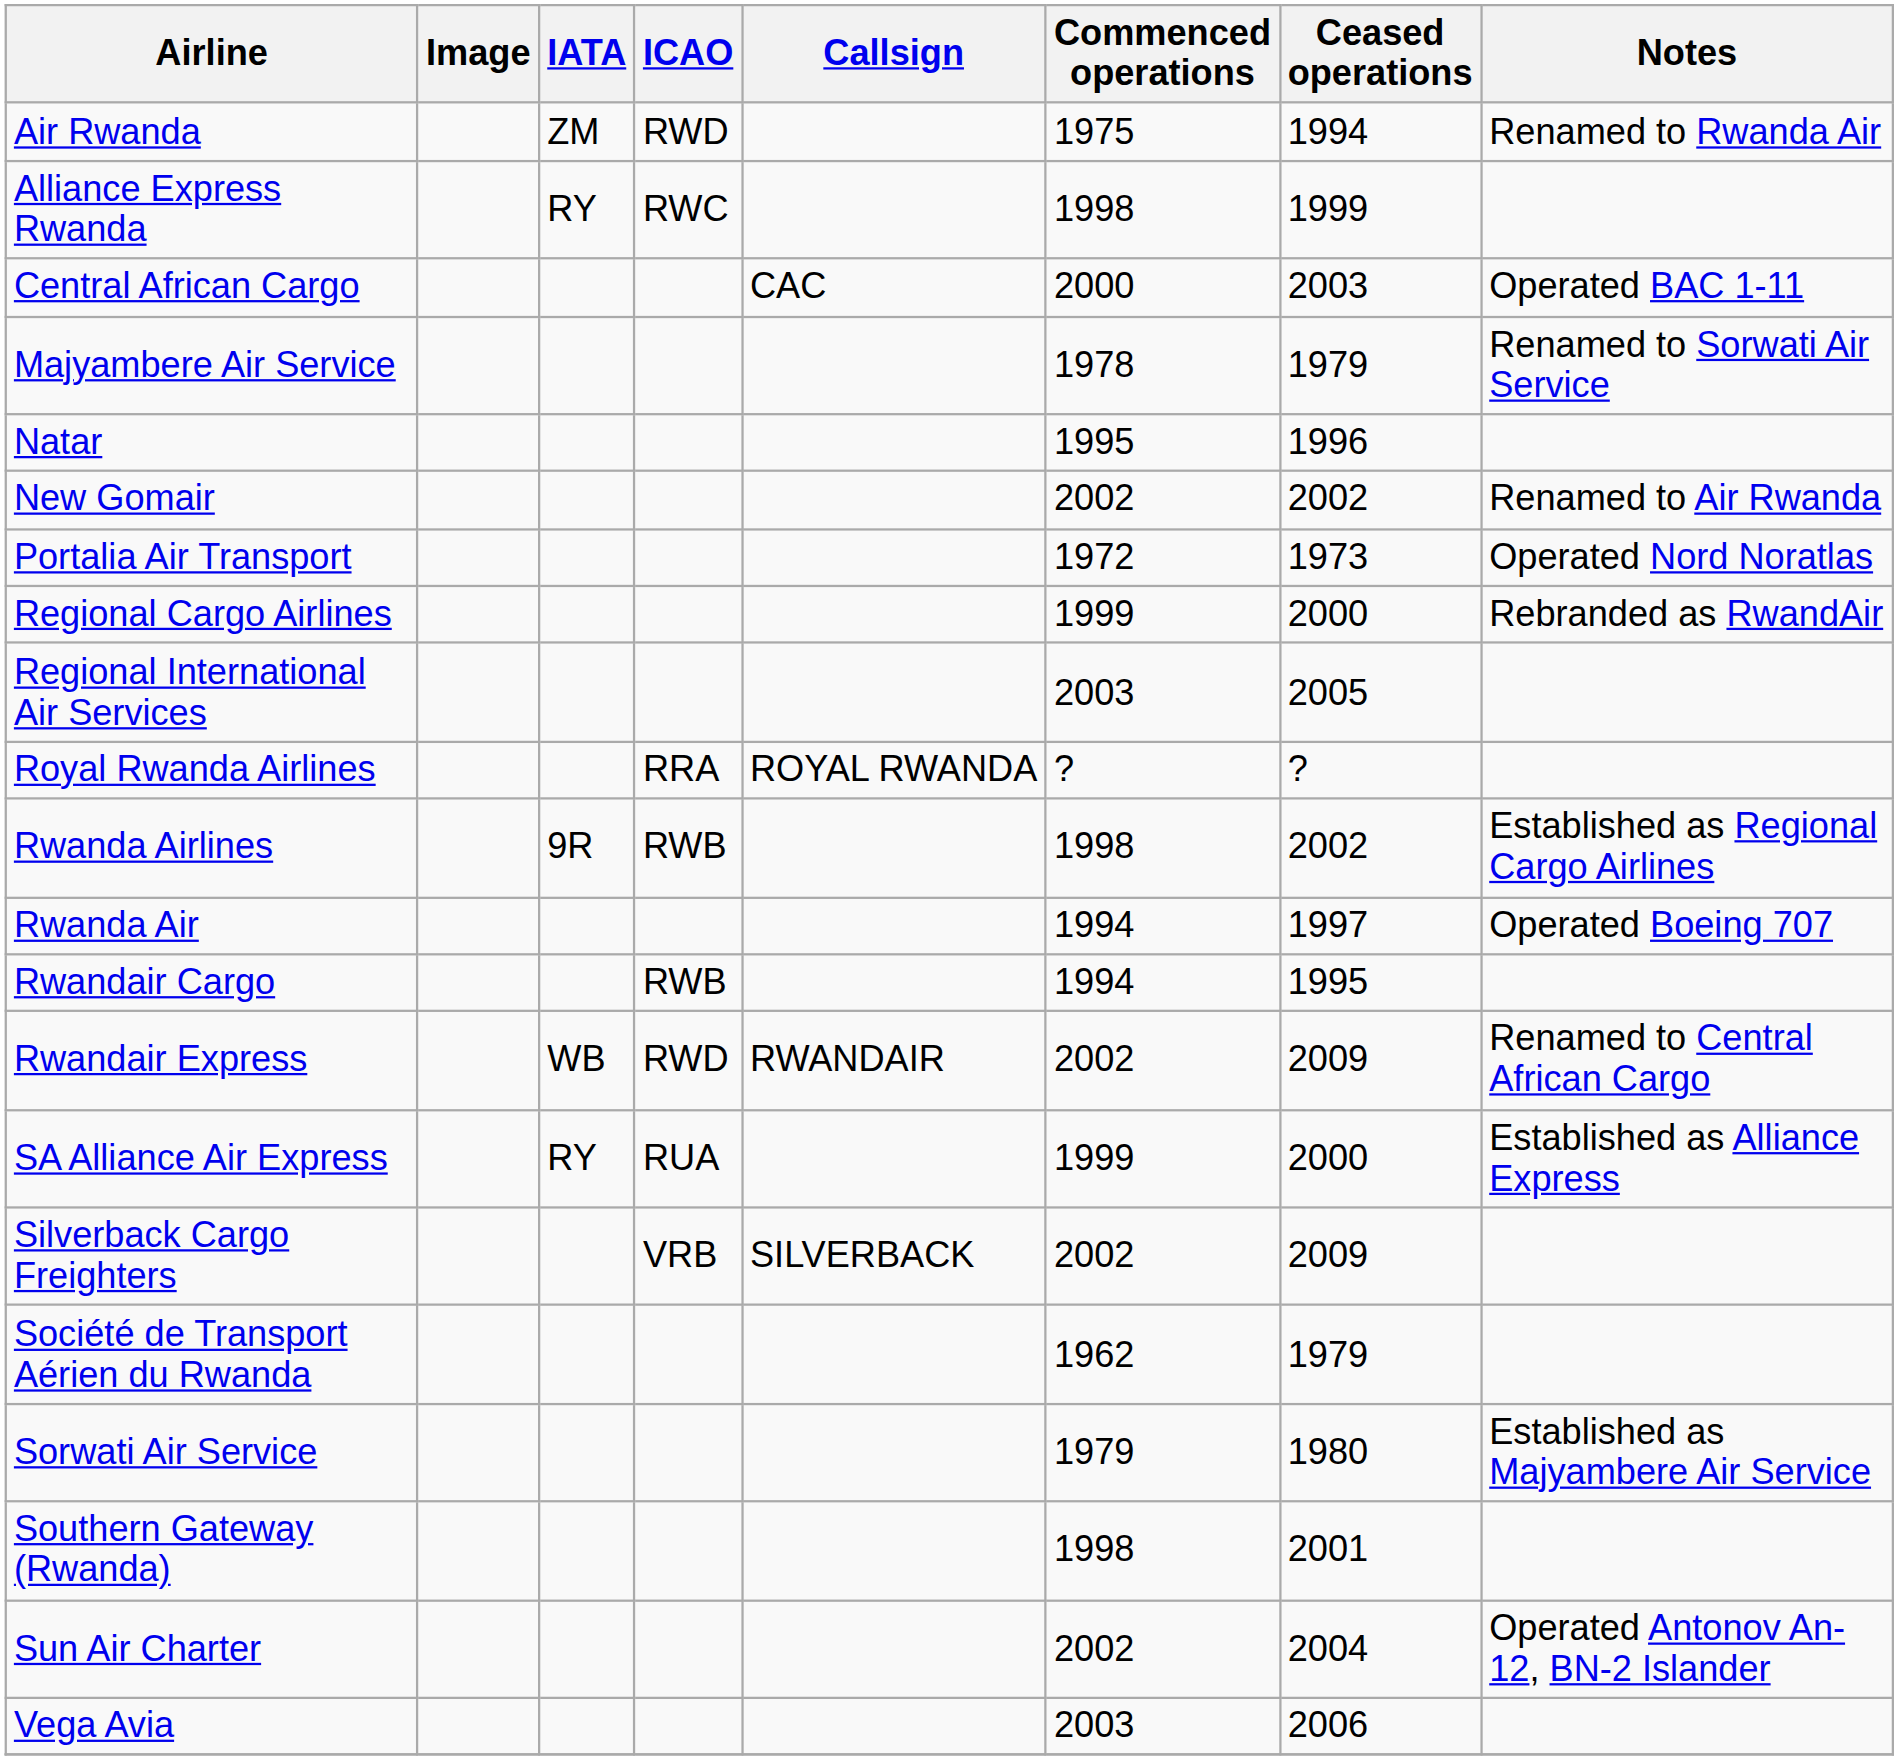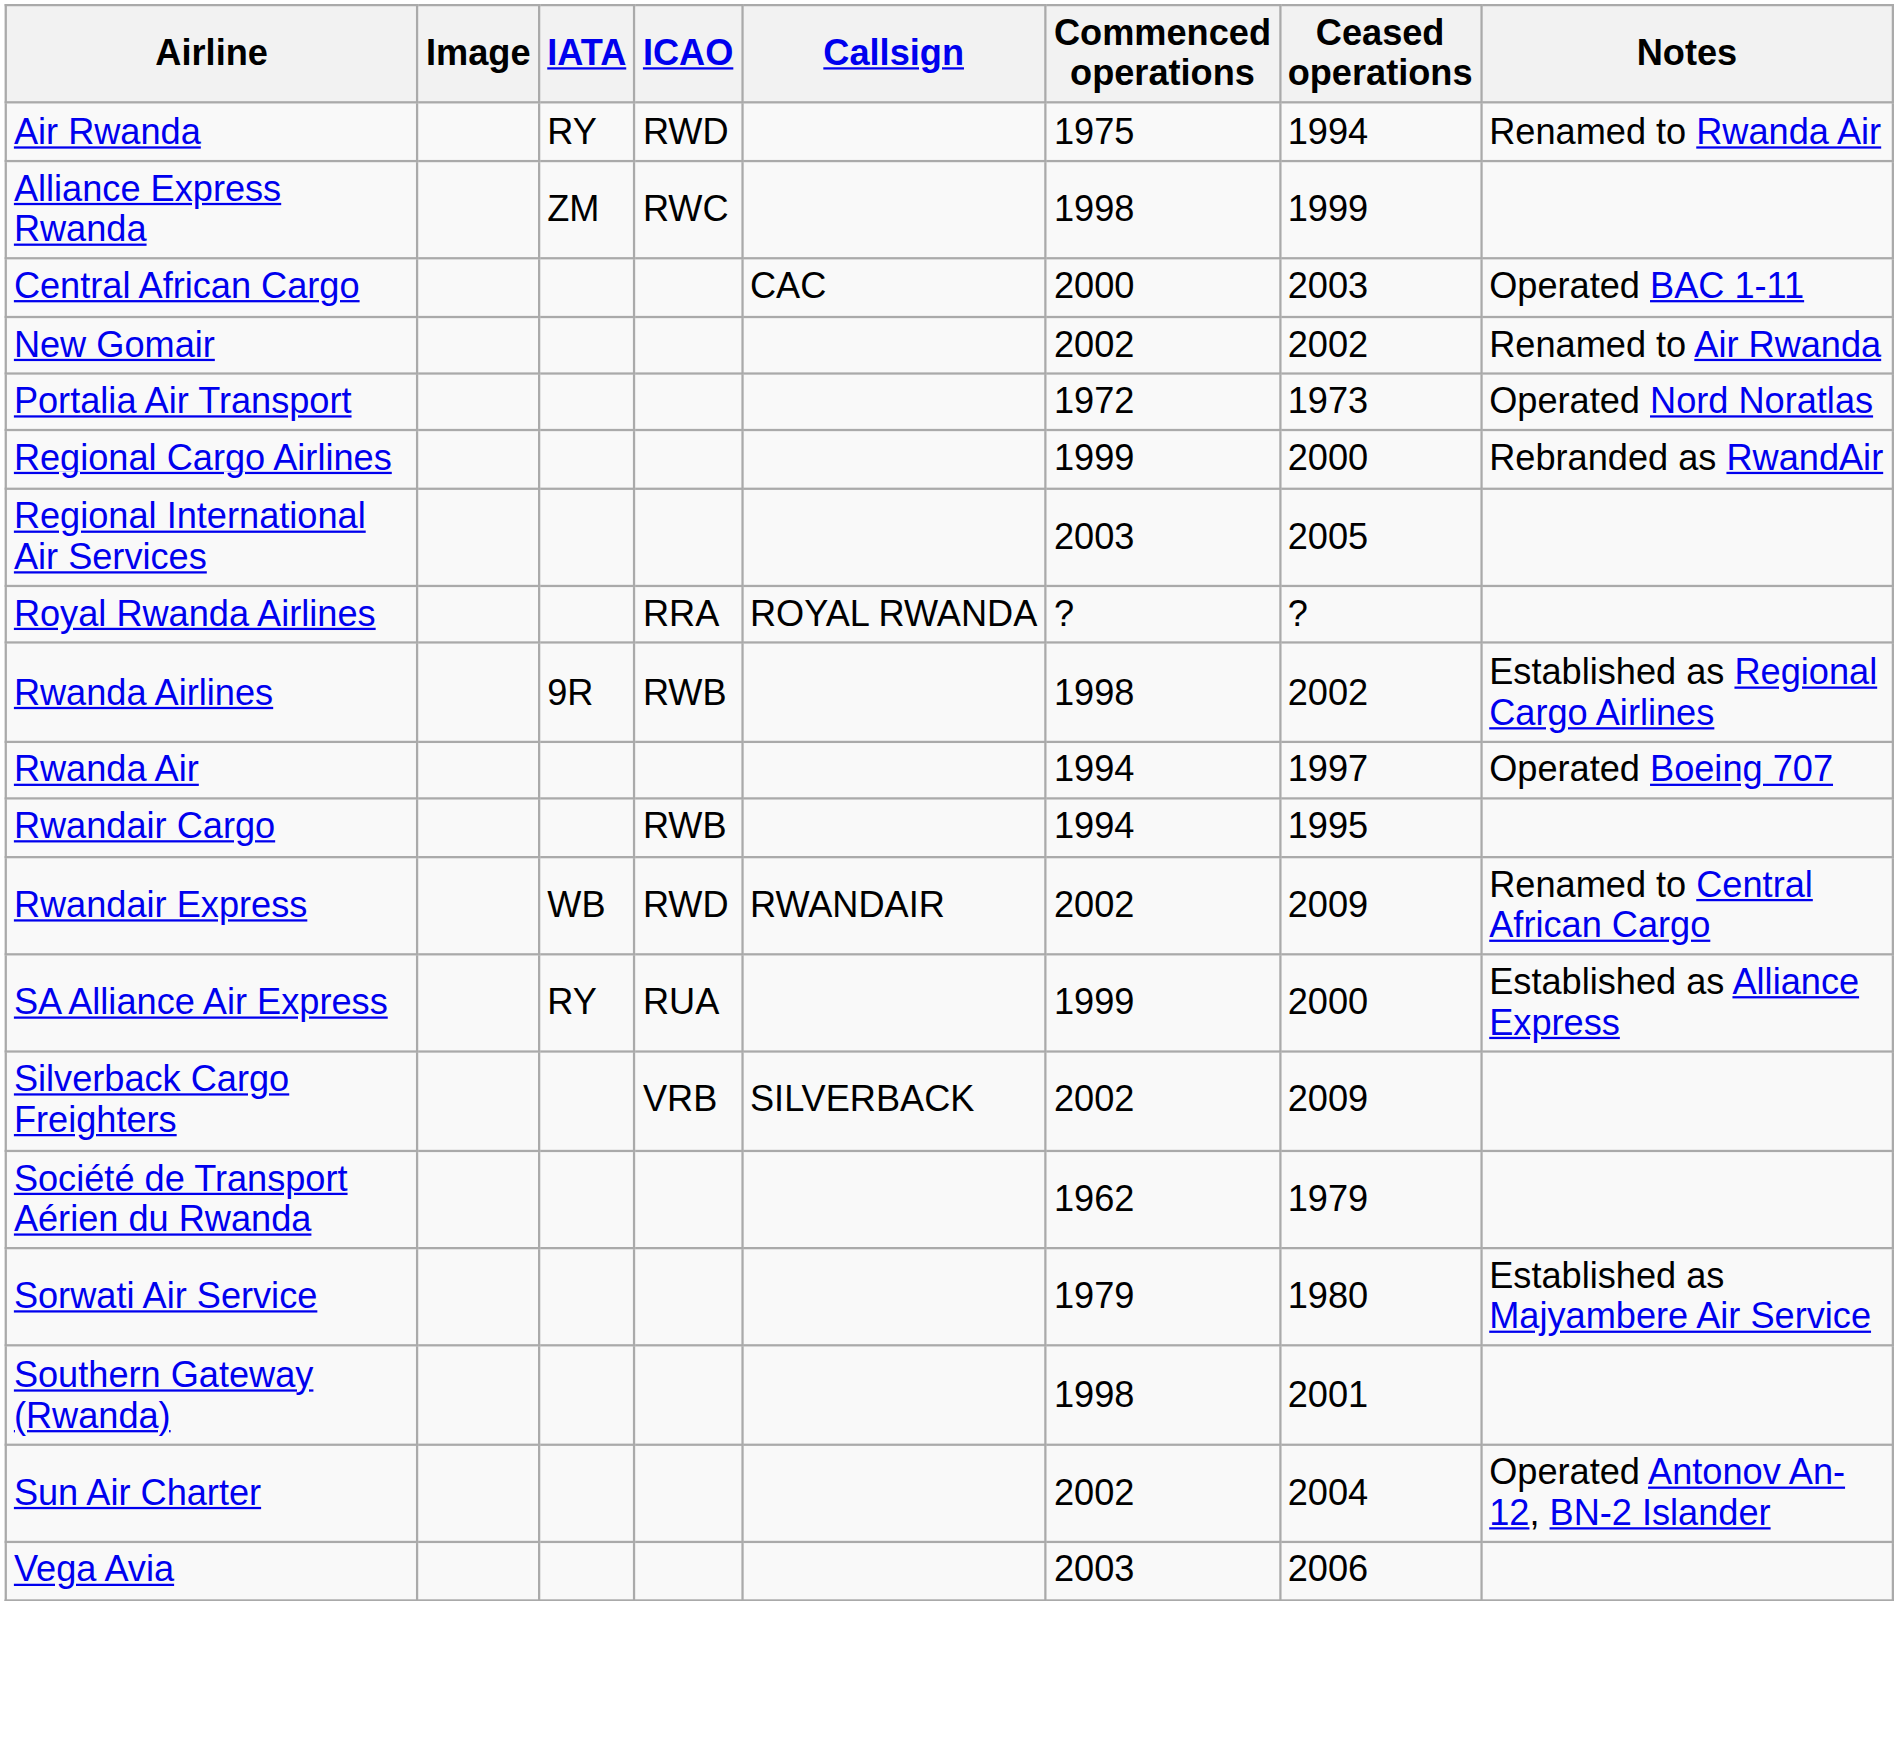(573, 131) ZM -> (572, 131) RY
(572, 208) RY -> (573, 208) ZM
- row: (205, 364)
- row: (58, 441)
